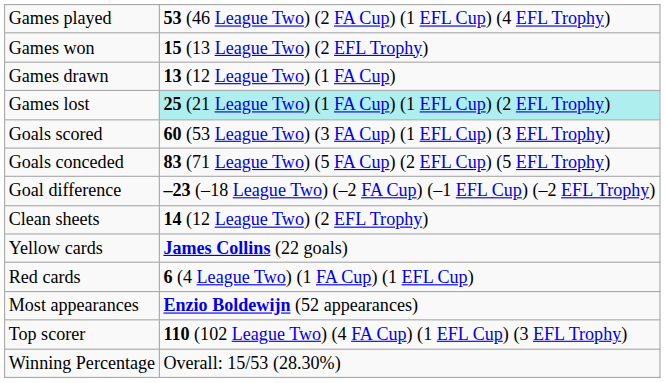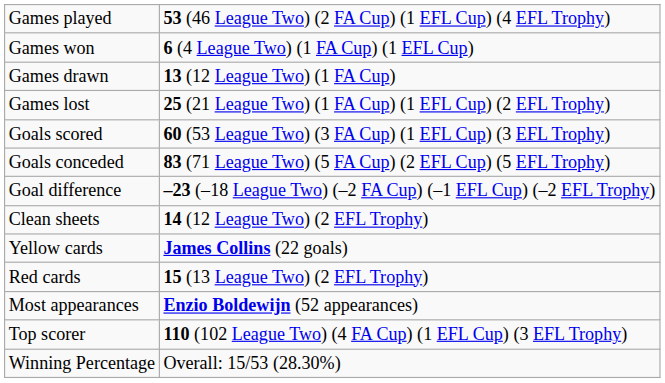(296, 47) 15 (13 League Two) (2 EFL Trophy) -> (319, 47) 6 (4 League Two) (1 FA Cup) (1 EFL Cup)
(387, 104) paleturquoise background -> (387, 104) no background
(319, 276) 6 (4 League Two) (1 FA Cup) (1 EFL Cup) -> (296, 276) 15 (13 League Two) (2 EFL Trophy)
